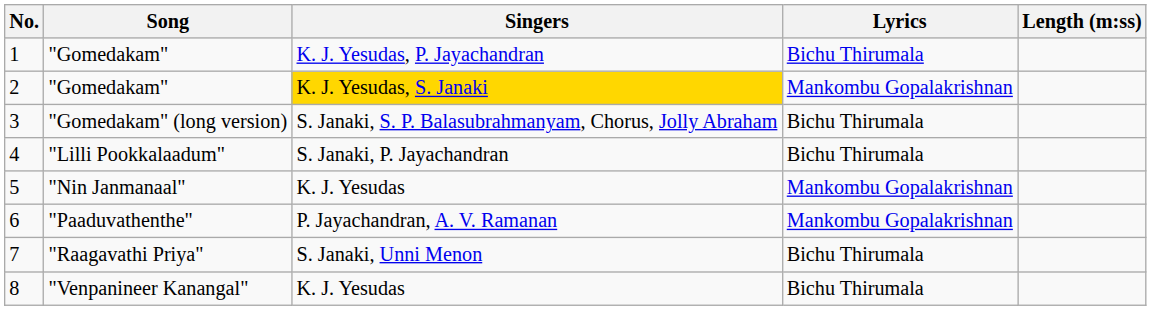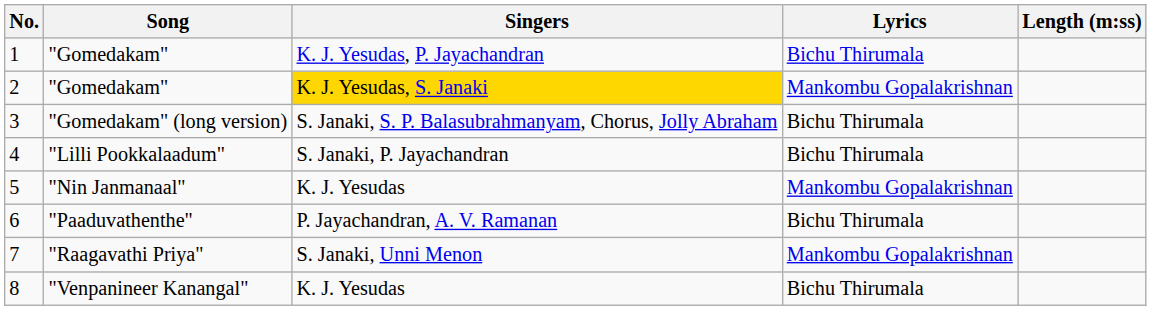(900, 221) Mankombu Gopalakrishnan -> (855, 221) Bichu Thirumala
(855, 254) Bichu Thirumala -> (900, 254) Mankombu Gopalakrishnan
